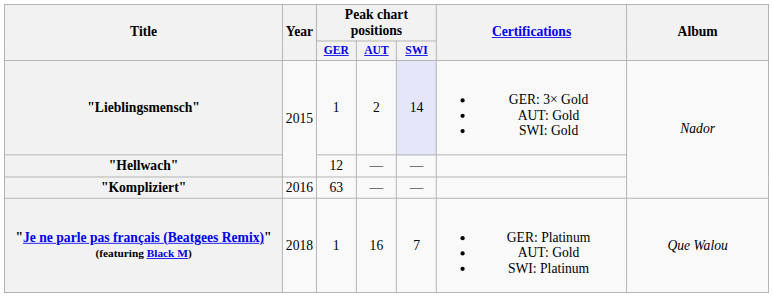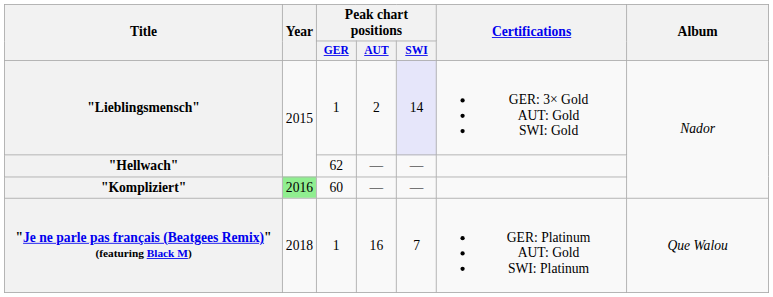(336, 165) 12 -> (336, 165) 62
(299, 187) no background -> (299, 187) lightgreen background
(336, 187) 63 -> (336, 187) 60
